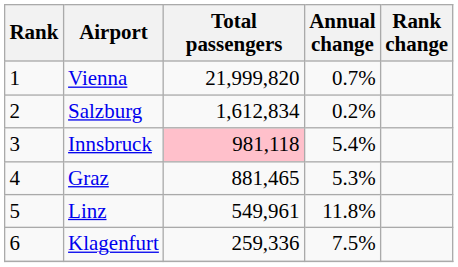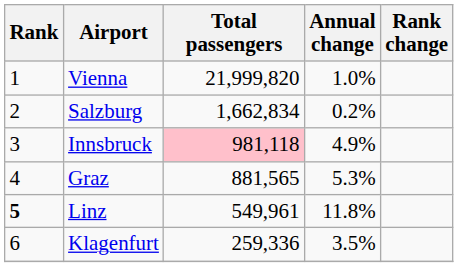(354, 77) 0.7% -> (354, 77) 1.0%
(258, 111) 1,612,834 -> (258, 111) 1,662,834
(354, 144) 5.4% -> (354, 144) 4.9%
(265, 177) 881,465 -> (265, 177) 881,565
(15, 210) normal -> (15, 210) bold
(354, 244) 7.5% -> (354, 244) 3.5%
